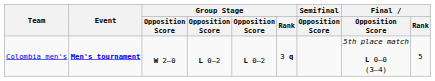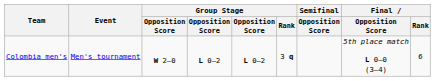(106, 56) bold -> (106, 56) normal
(420, 56) 5 -> (420, 56) 6
